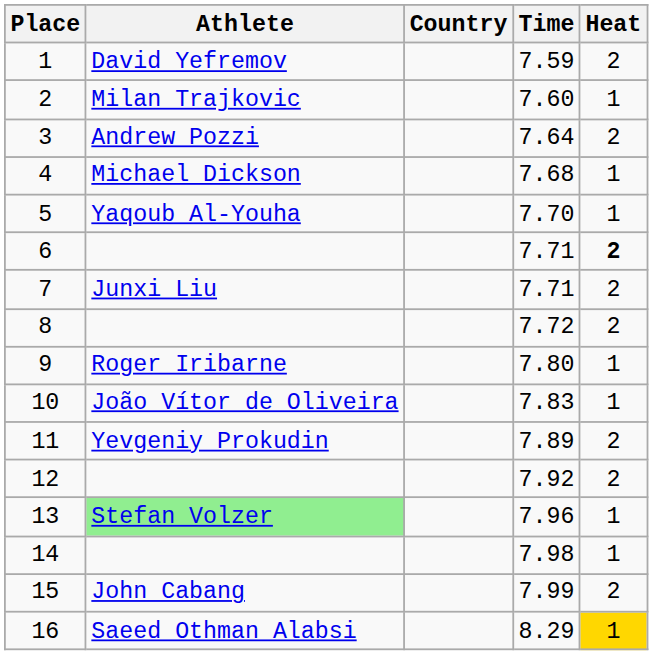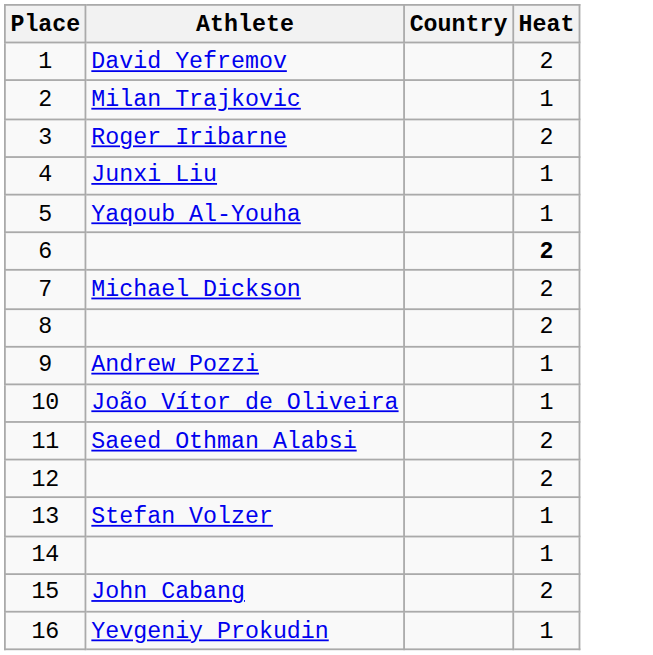- column: (546, 24)
(175, 138) Andrew Pozzi -> (189, 138) Roger Iribarne
(196, 176) Michael Dickson -> (154, 176) Junxi Liu
(154, 289) Junxi Liu -> (196, 289) Michael Dickson
(189, 365) Roger Iribarne -> (175, 365) Andrew Pozzi
(210, 441) Yevgeniy Prokudin -> (224, 441) Saeed Othman Alabsi
(182, 517) lightgreen background -> (182, 517) no background
(224, 631) Saeed Othman Alabsi -> (210, 631) Yevgeniy Prokudin
(613, 631) gold background -> (546, 631) no background
